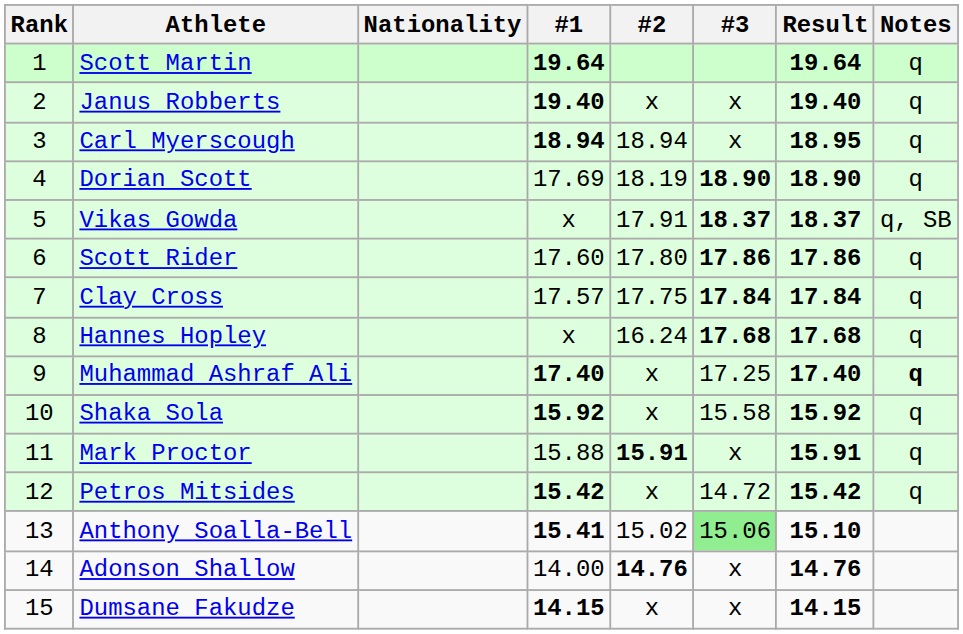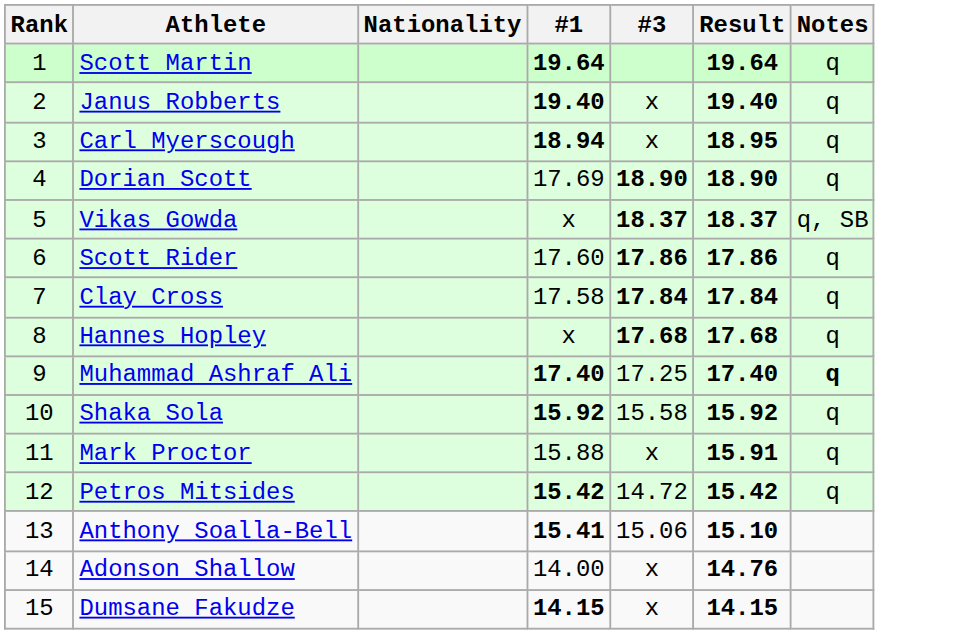- column: (652, 24)
(569, 297) 17.57 -> (569, 297) 17.58
(735, 531) lightgreen background -> (652, 531) no background
